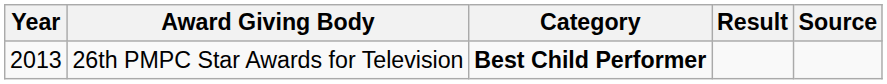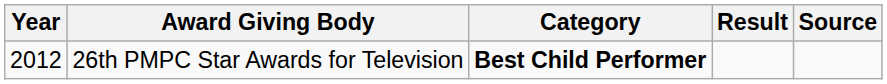(36, 59) 2013 -> (36, 59) 2012
